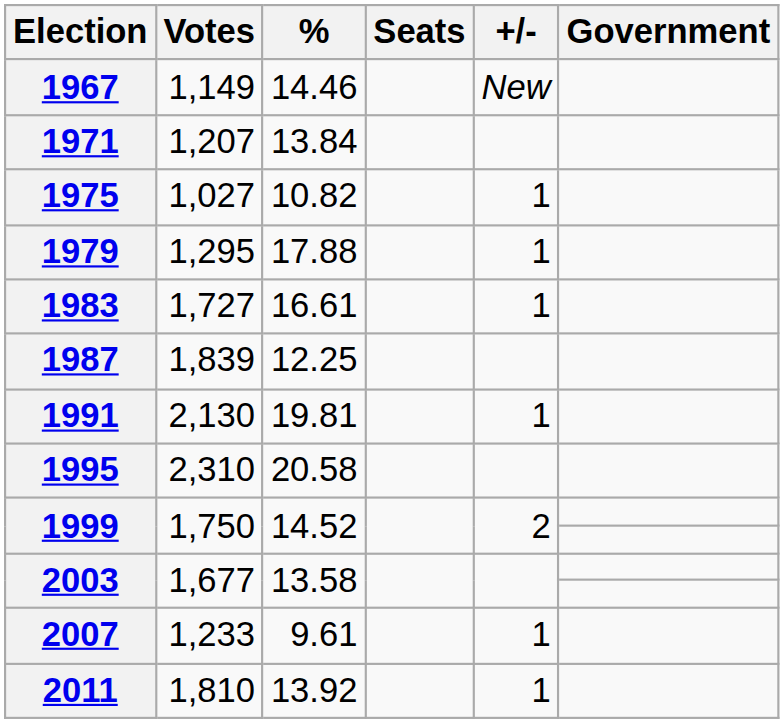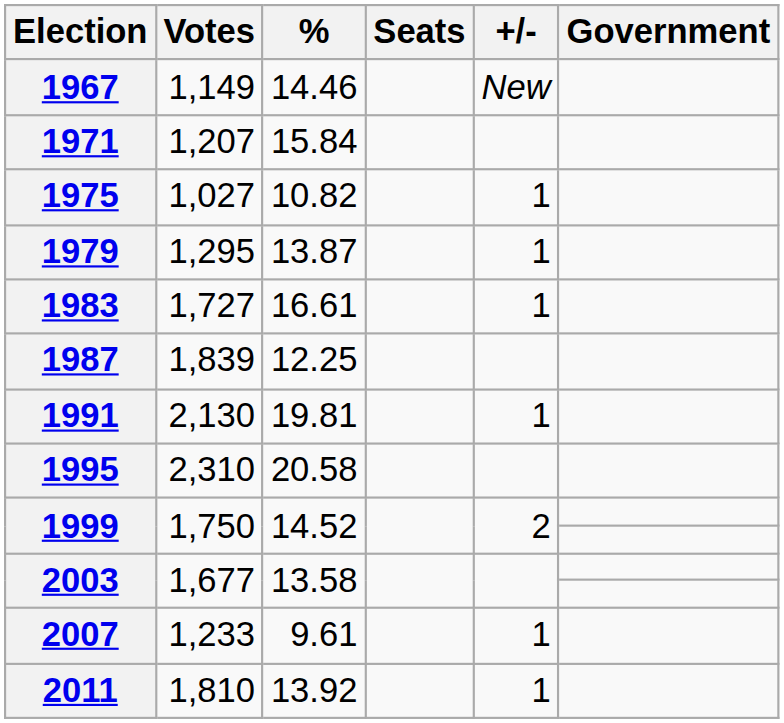(314, 141) 13.84 -> (314, 141) 15.84
(314, 251) 17.88 -> (314, 251) 13.87
